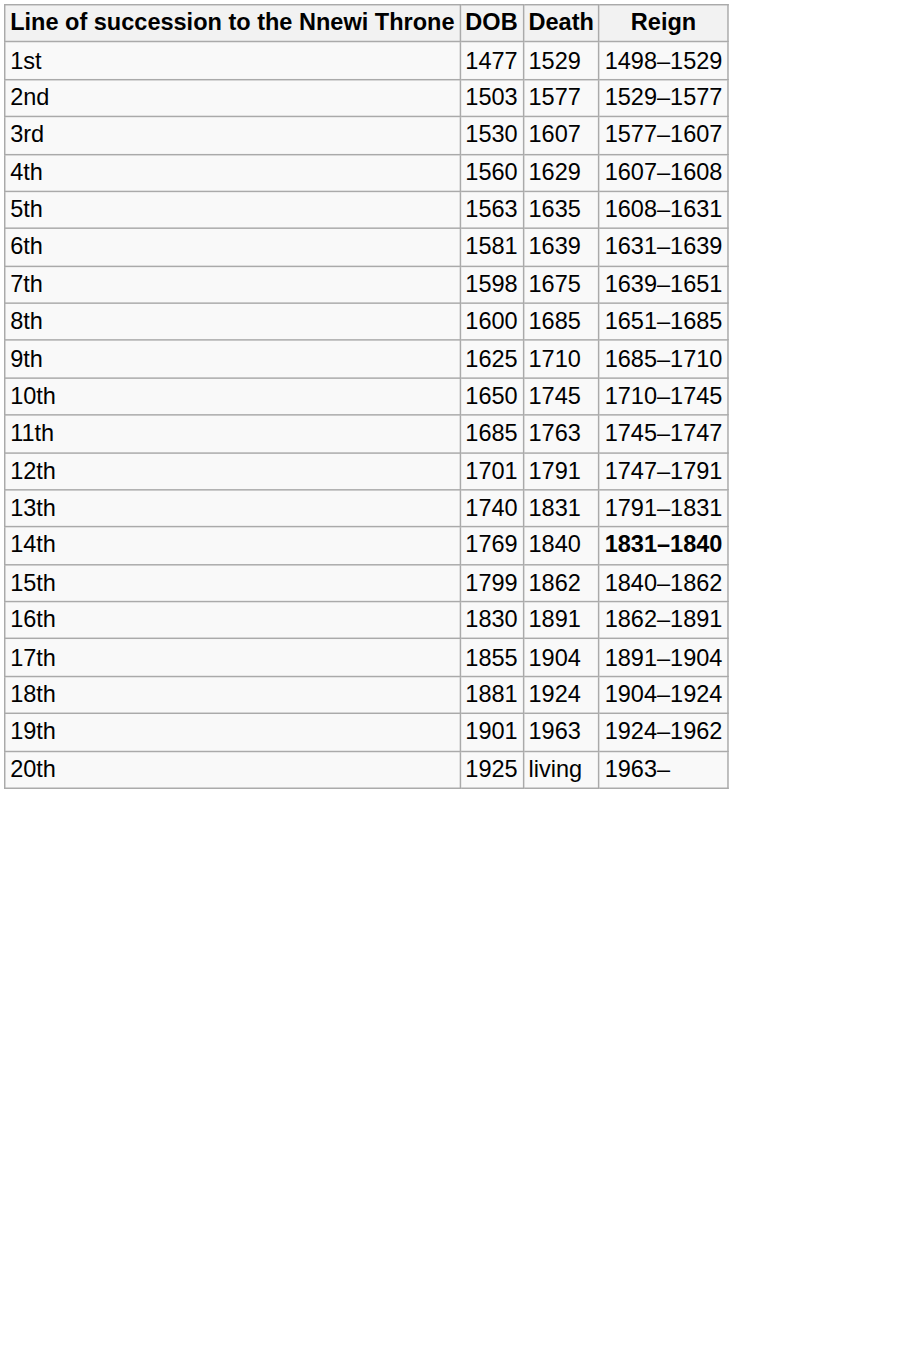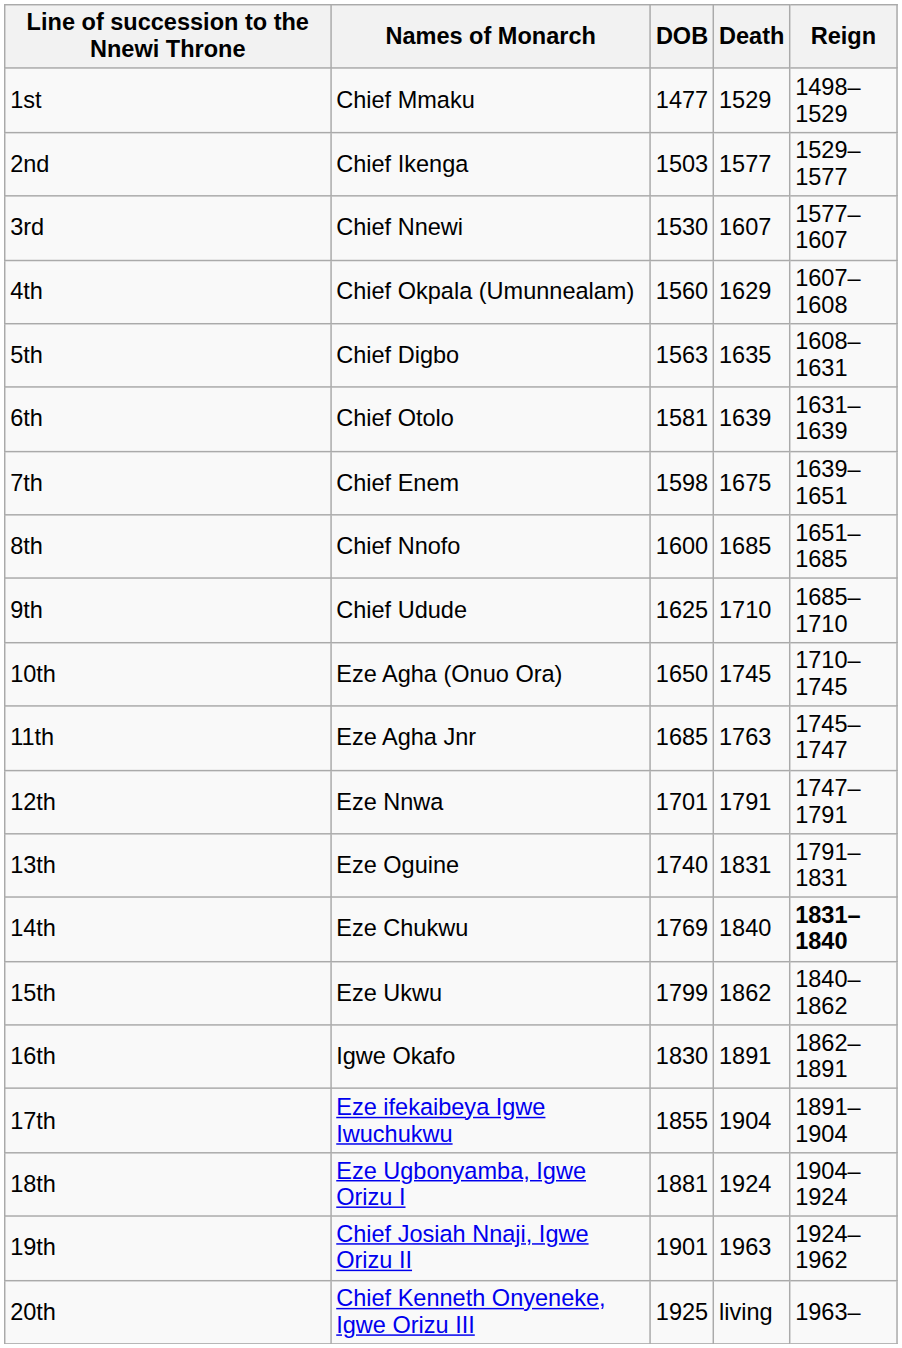+ column: (491, 36)
